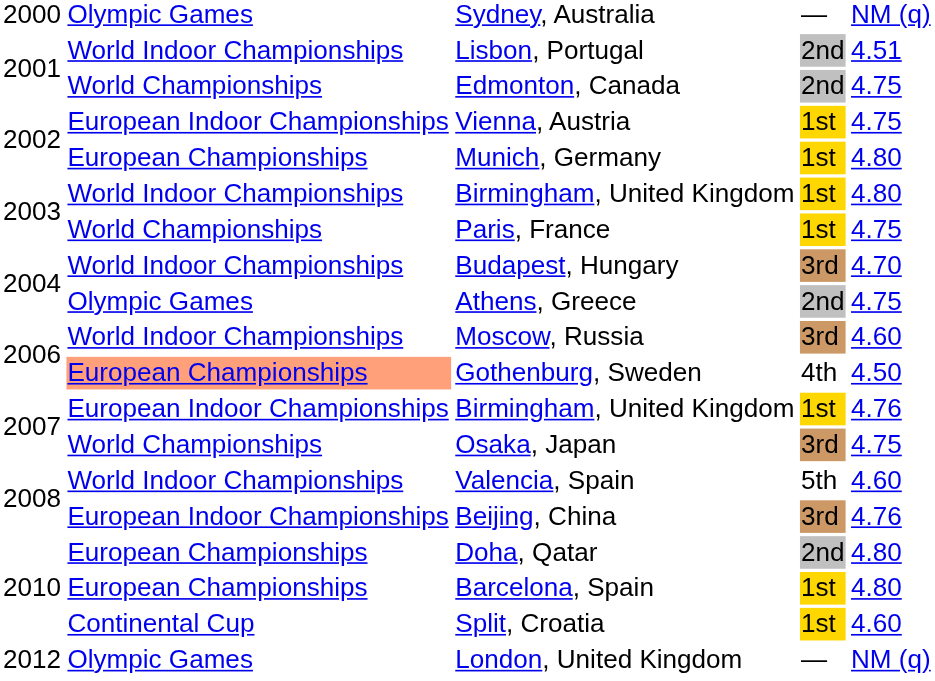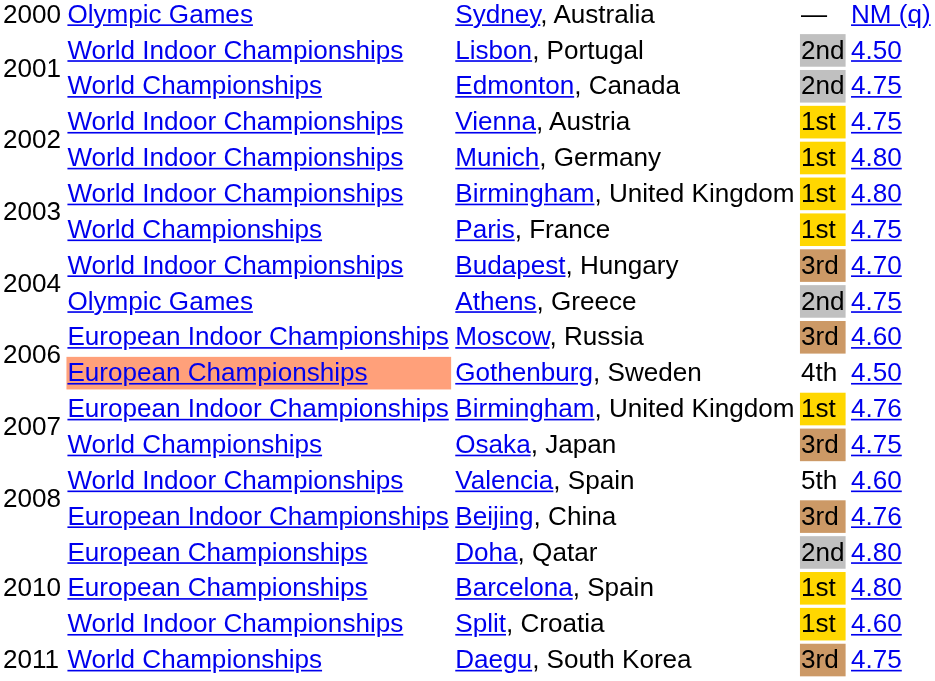(876, 50) 4.51 -> (876, 50) 4.50
(258, 121) European Indoor Championships -> (235, 121) World Indoor Championships
(217, 157) European Championships -> (235, 157) World Indoor Championships
(235, 336) World Indoor Championships -> (258, 336) European Indoor Championships
(161, 623) Continental Cup -> (235, 623) World Indoor Championships
+ row: (31, 659)
- row: (32, 659)
